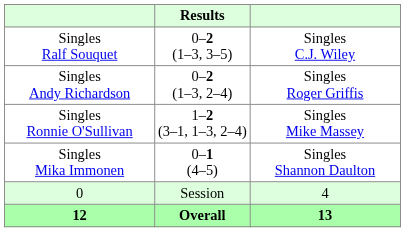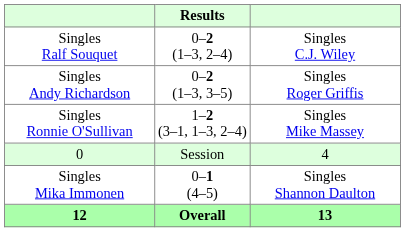(202, 46) 0–2 (1–3, 3–5) -> (202, 46) 0–2 (1–3, 2–4)
(202, 85) 0–2 (1–3, 2–4) -> (202, 85) 0–2 (1–3, 3–5)
rows swapped: (80, 162) <-> (80, 193)
